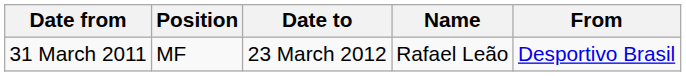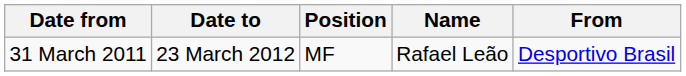columns swapped: (317, 20) <-> (197, 20)
